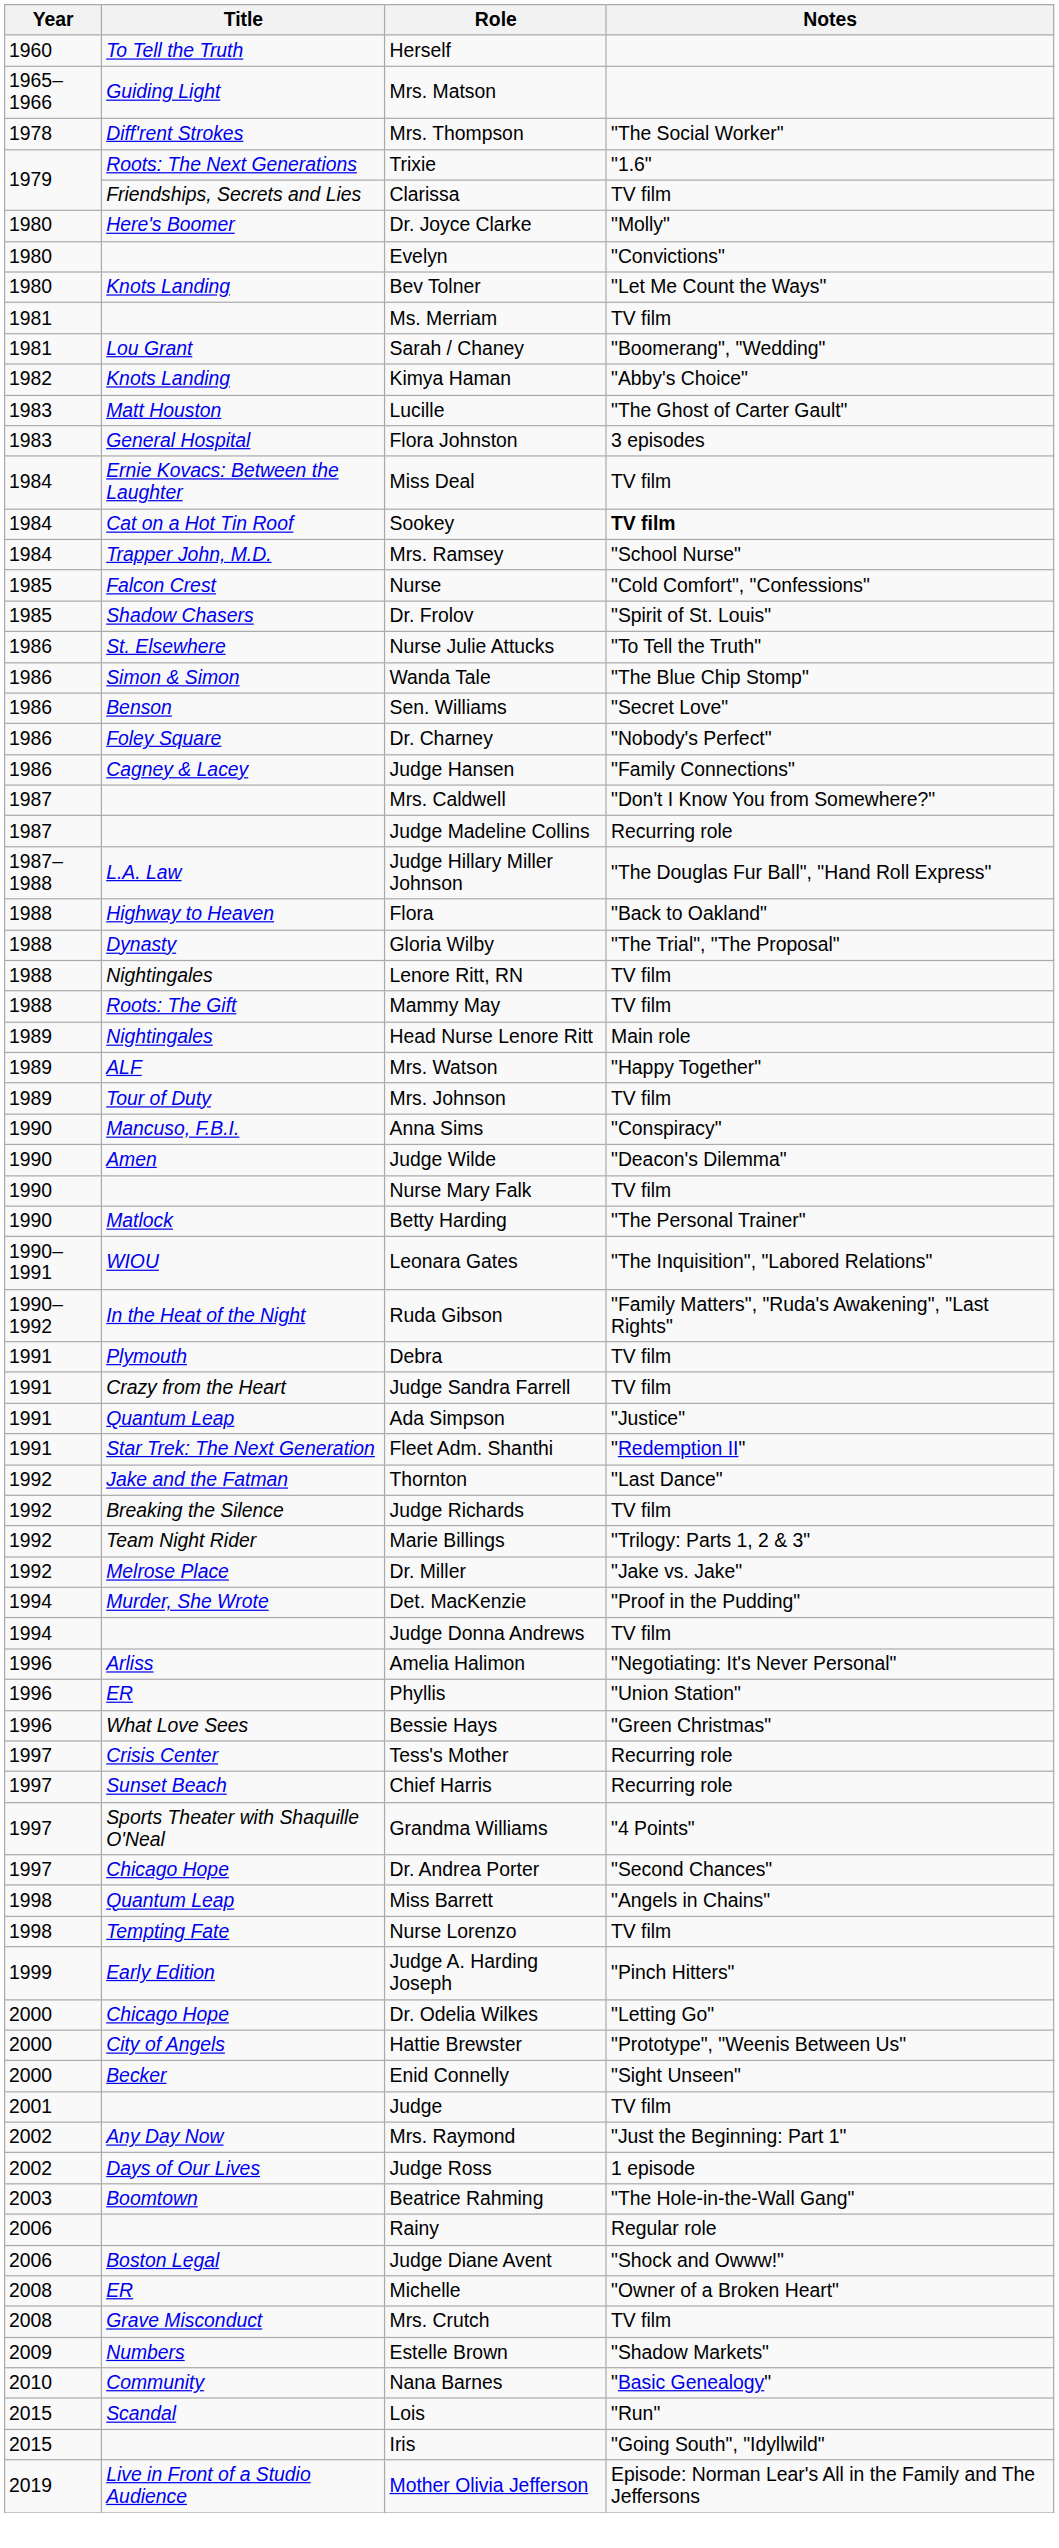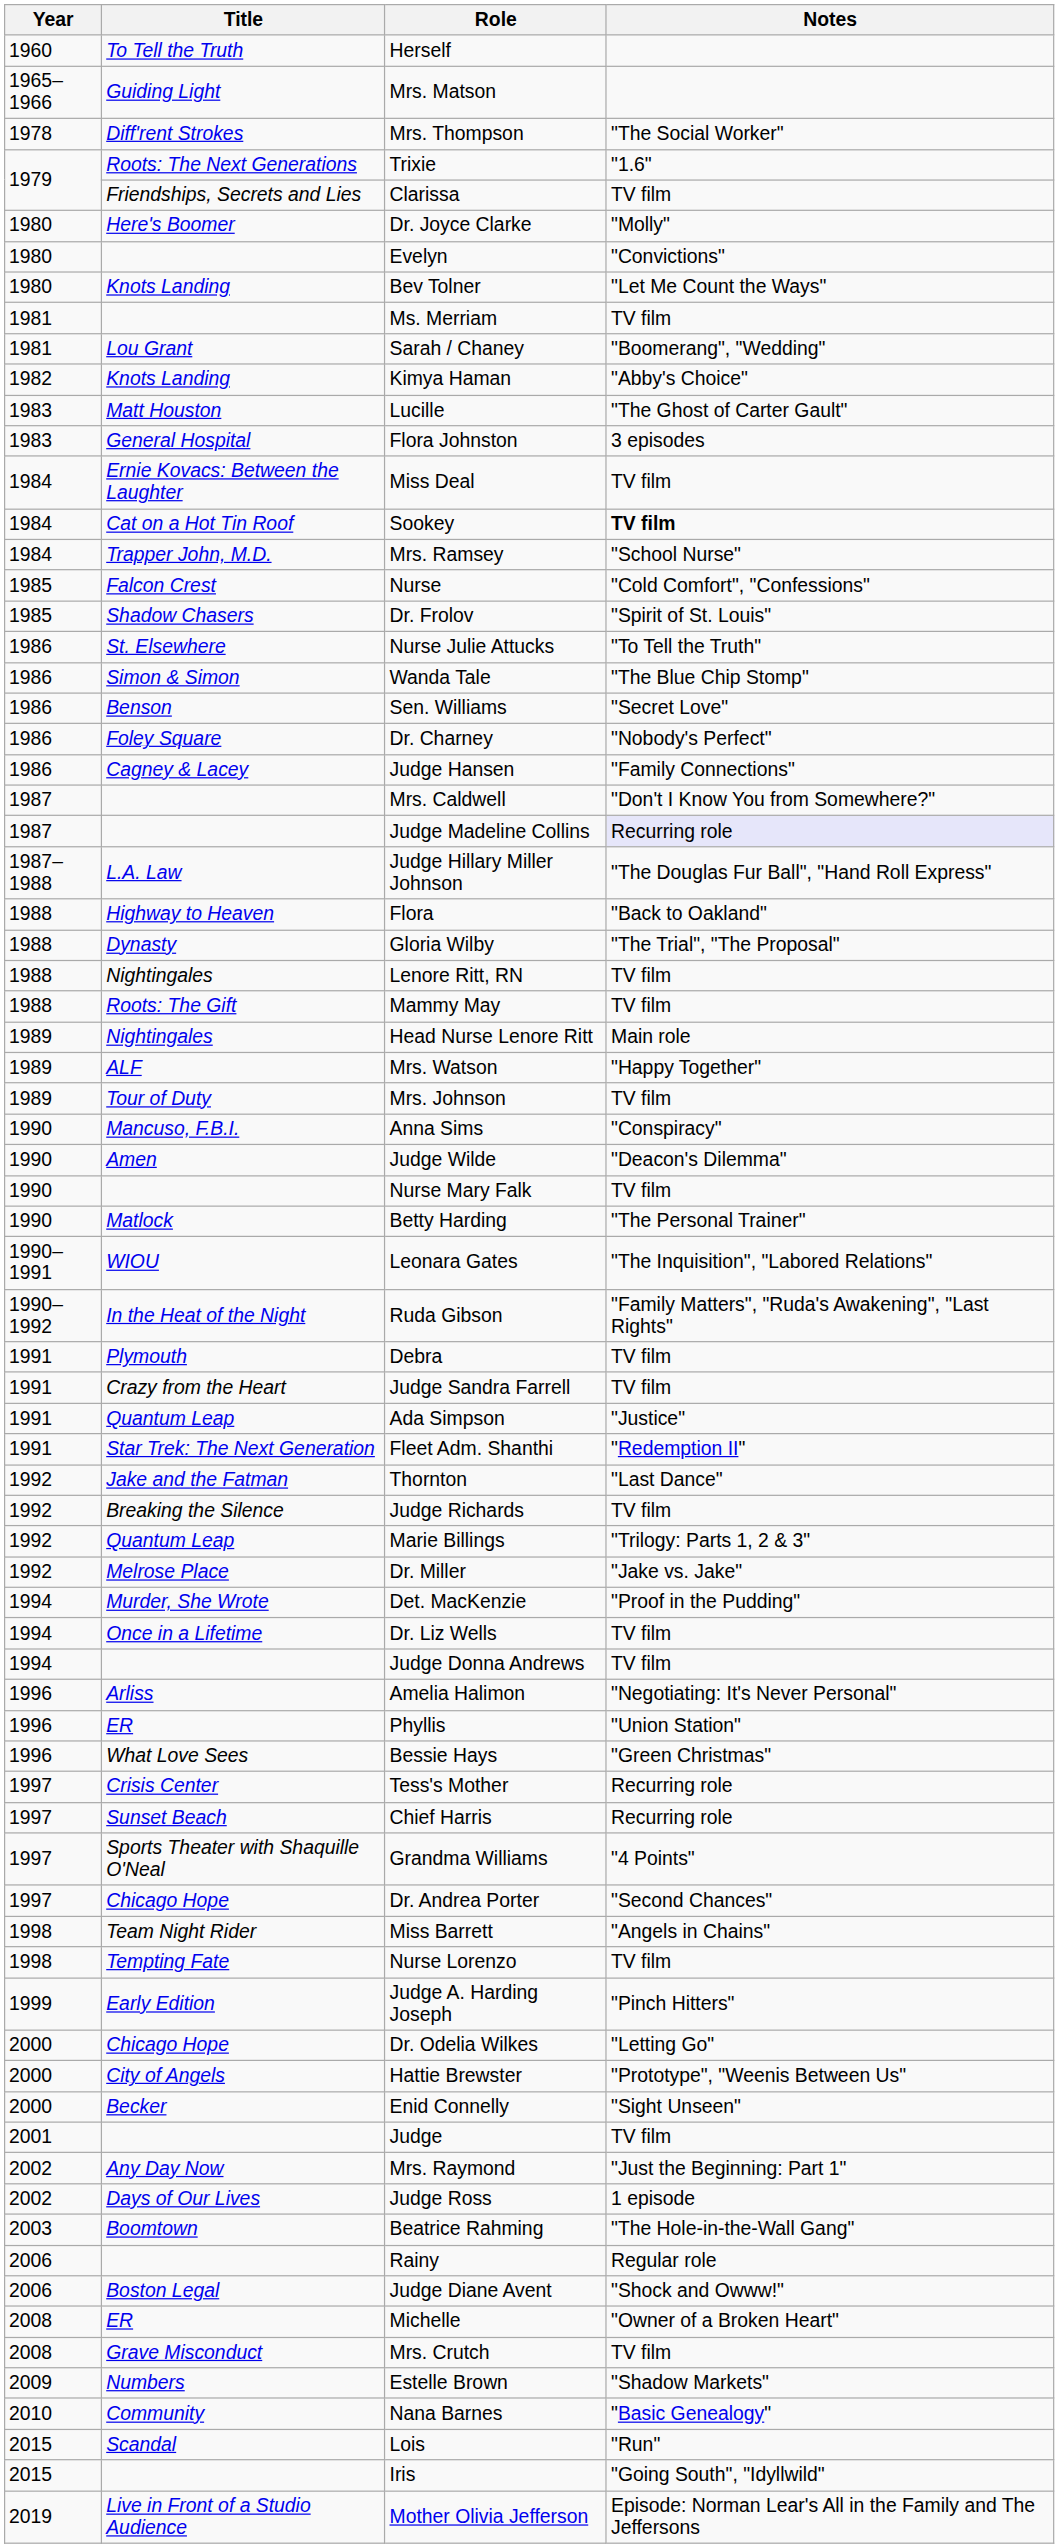(672, 831) no background -> (672, 831) lavender background
(181, 1541) Team Night Rider -> (170, 1541) Quantum Leap
+ row: (443, 1633)
(170, 1900) Quantum Leap -> (181, 1931) Team Night Rider
